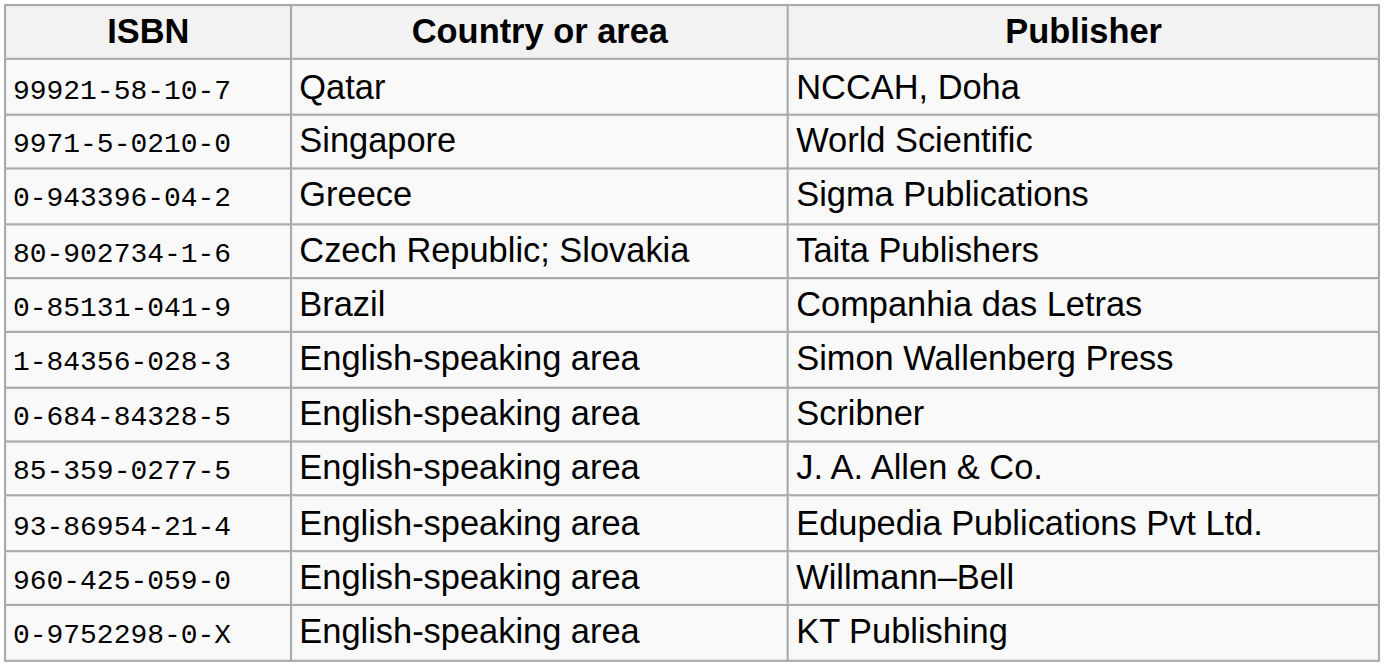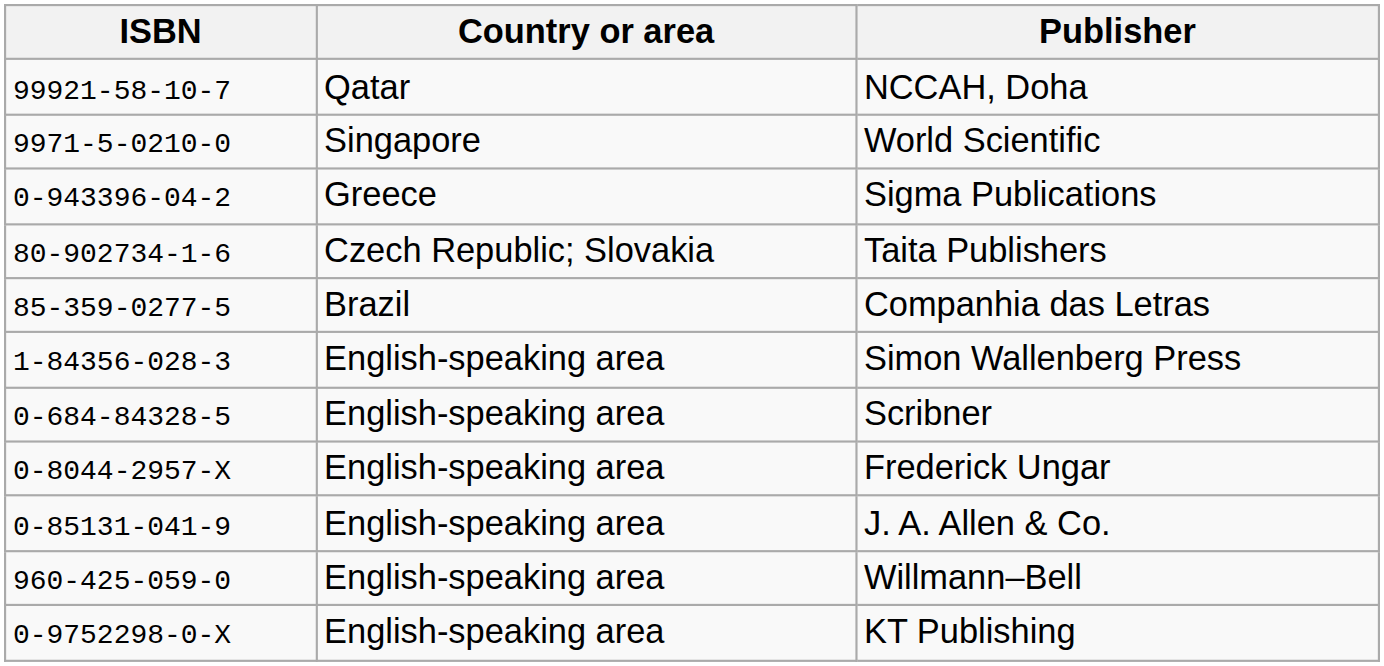(122, 308) 0-85131-041-9 -> (122, 308) 85-359-0277-5
+ row: (987, 468)
(122, 472) 85-359-0277-5 -> (122, 527) 0-85131-041-9
- row: (1030, 522)
